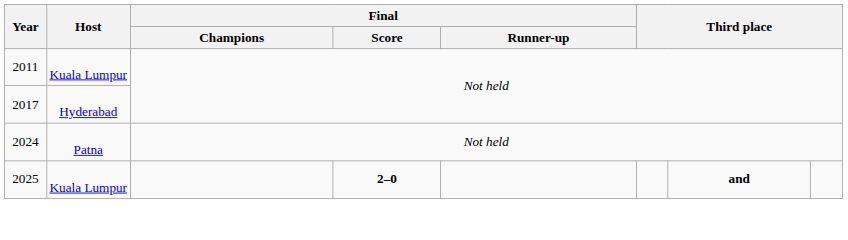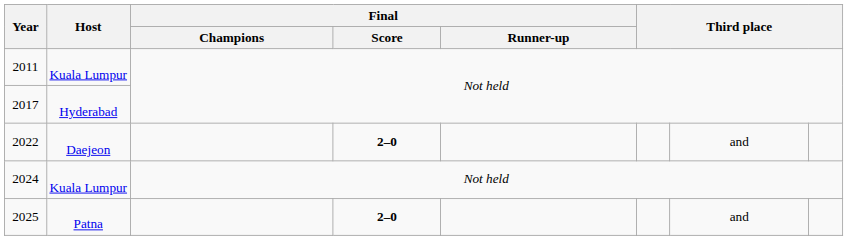+ row: (25, 142)
(88, 150) Patna -> (88, 187) Kuala Lumpur
(88, 187) Kuala Lumpur -> (88, 225) Patna
(739, 179) bold -> (739, 217) normal
